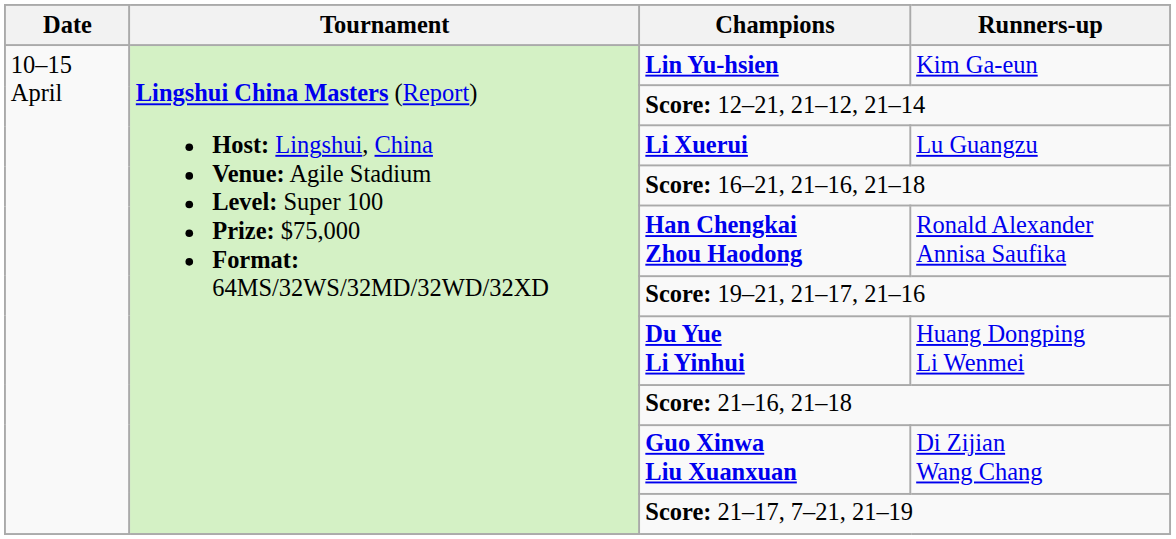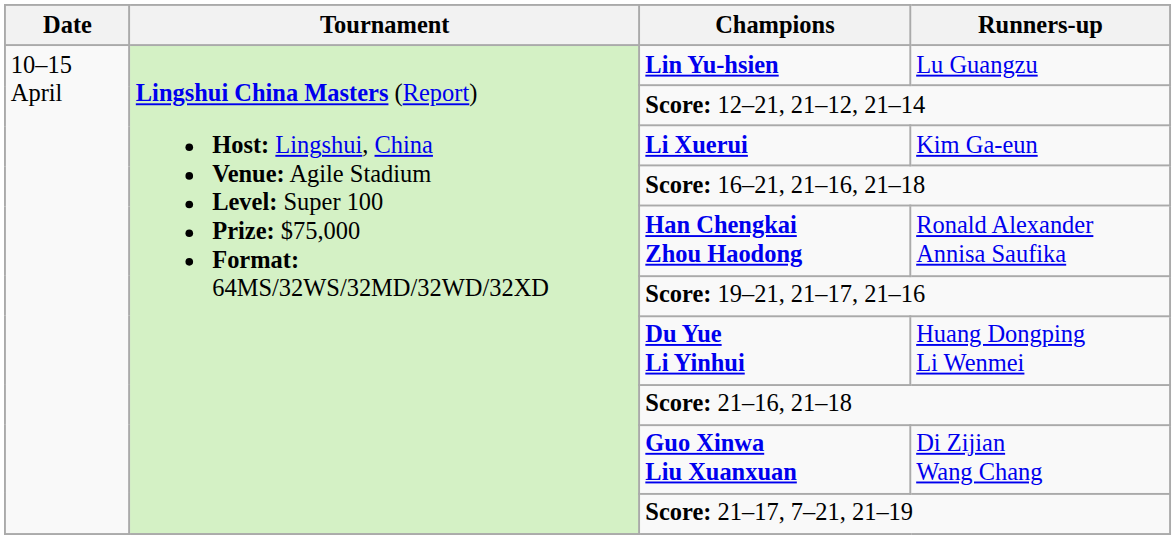(977, 64) Kim Ga-eun -> (977, 64) Lu Guangzu
(977, 145) Lu Guangzu -> (977, 145) Kim Ga-eun
